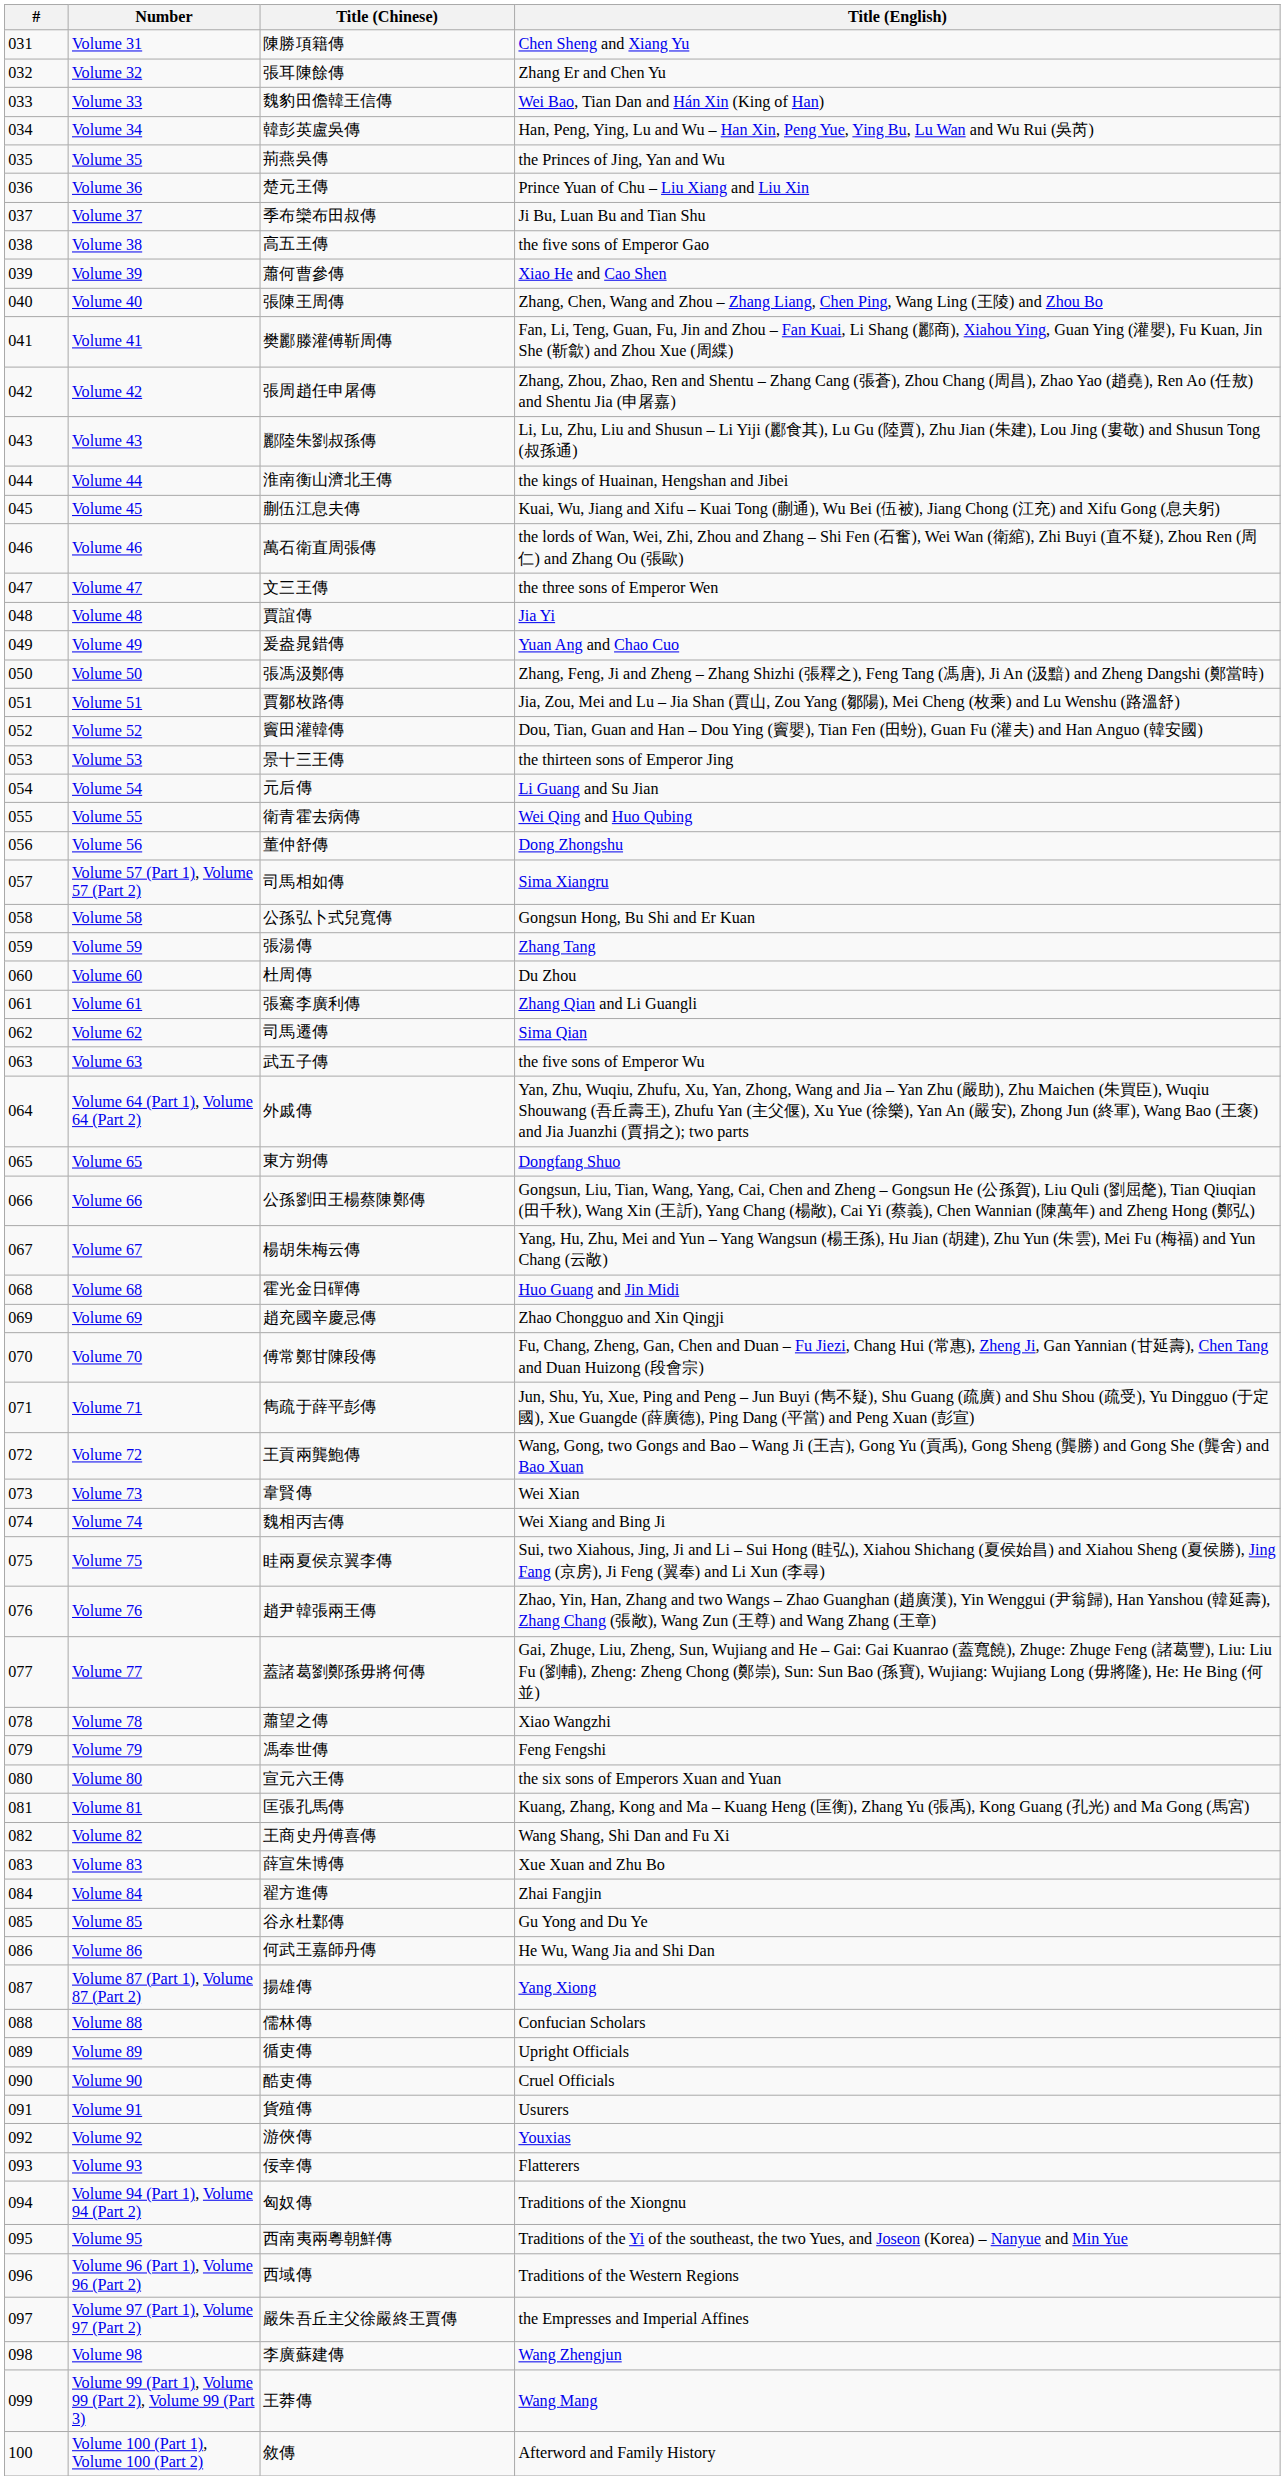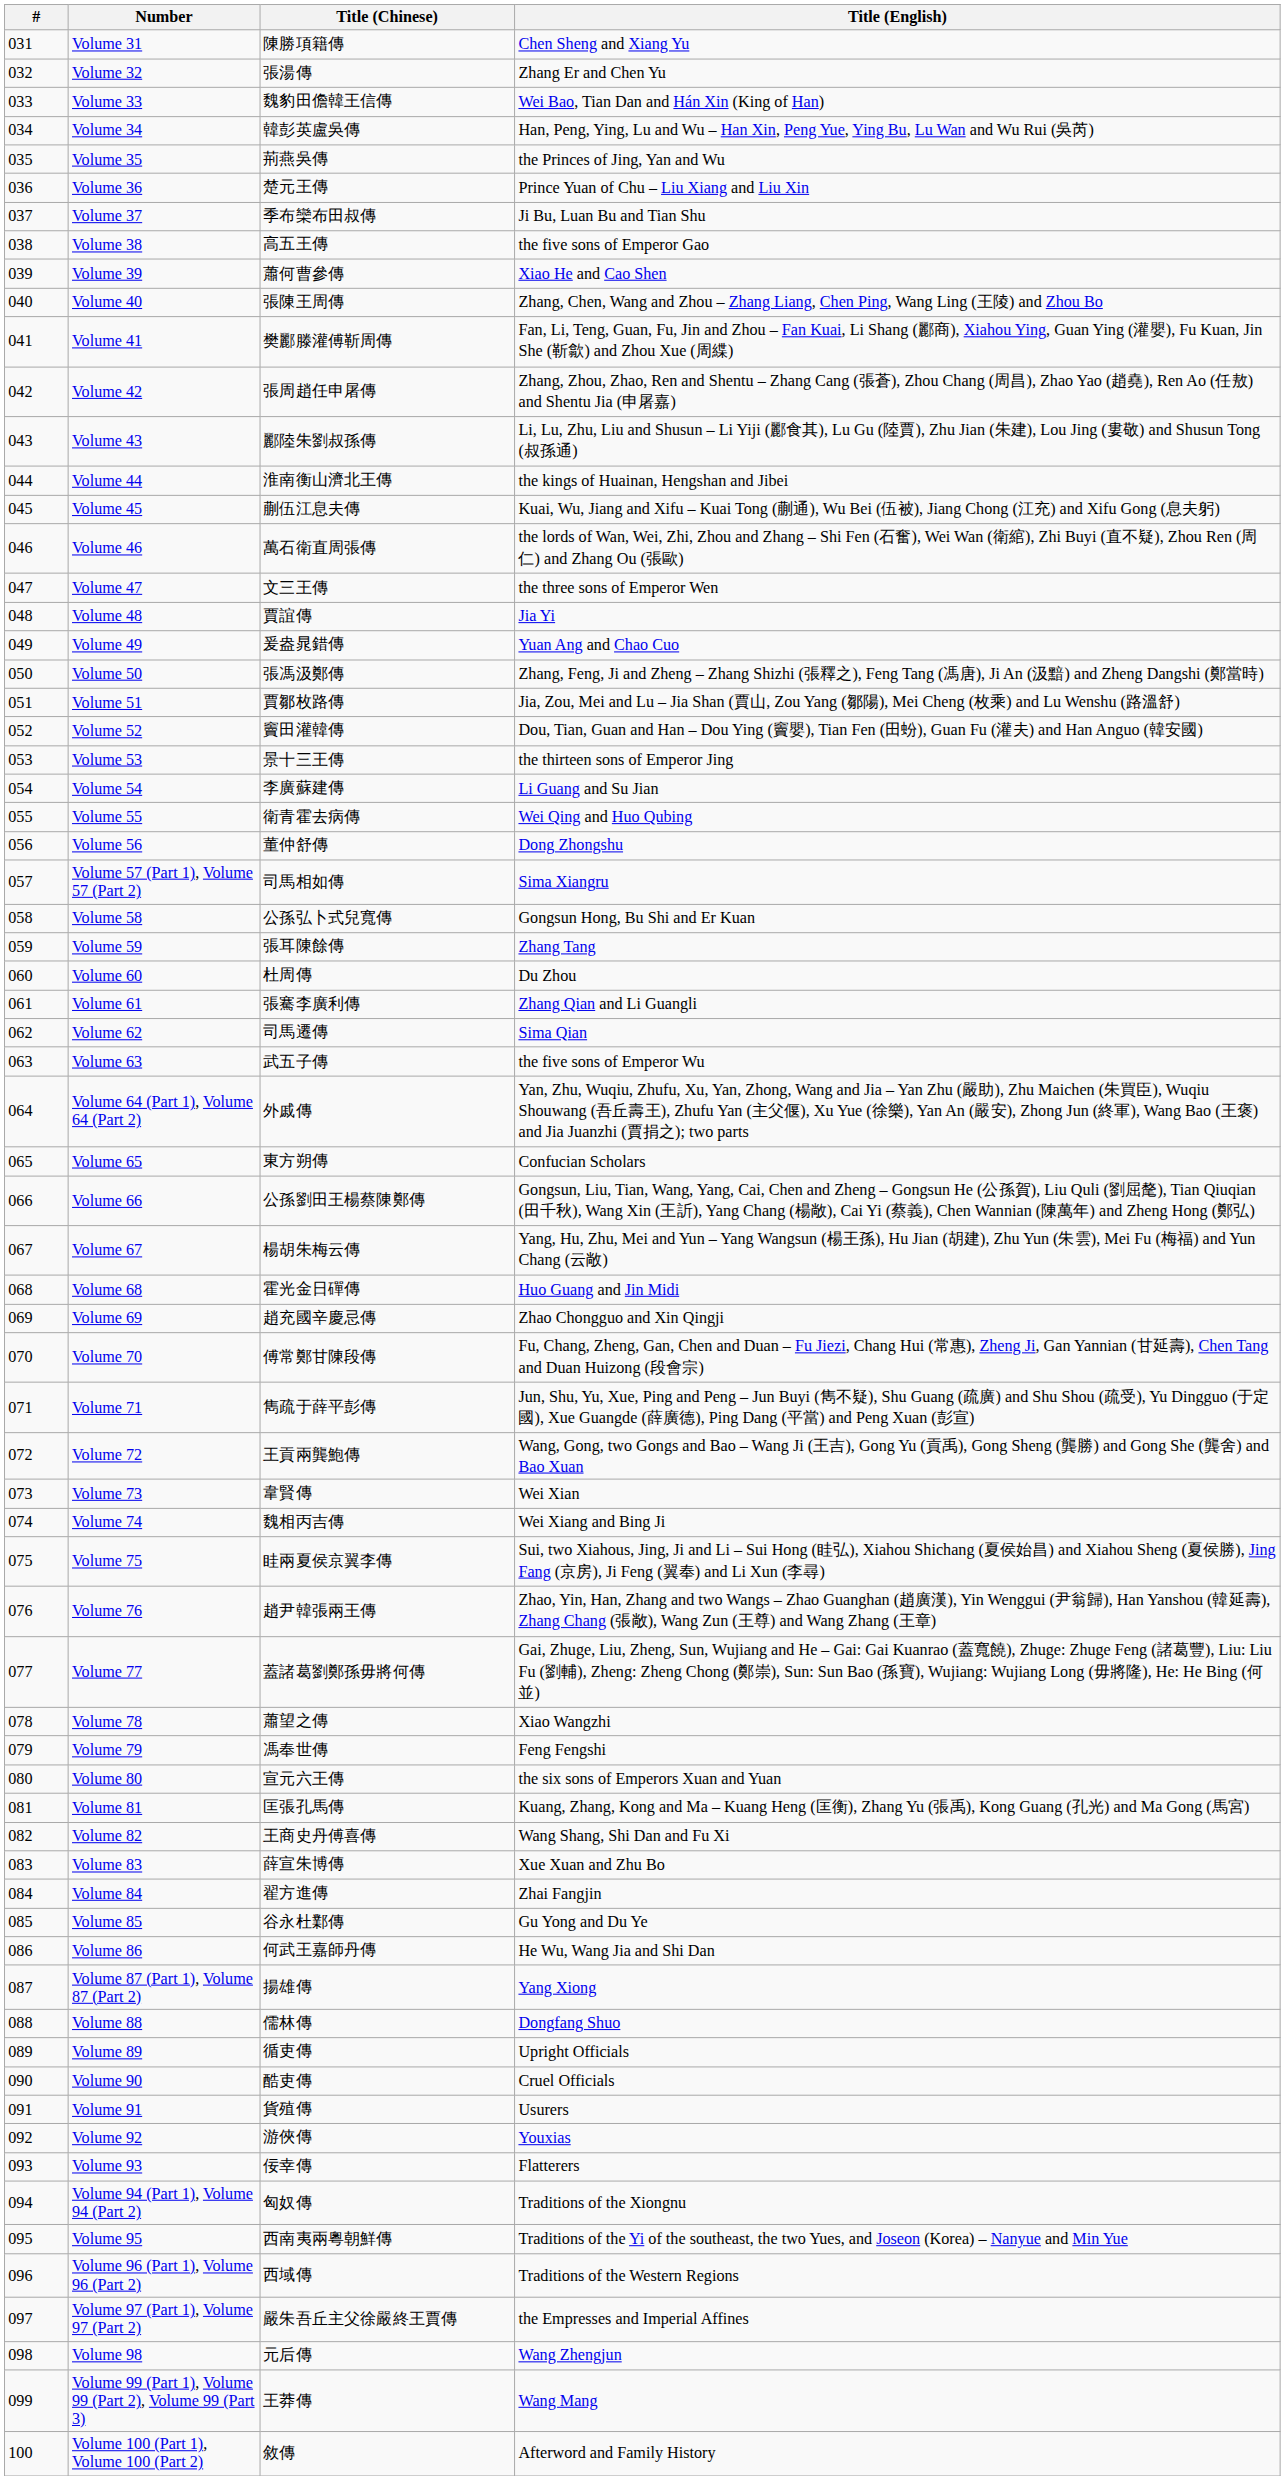(304, 72) 張耳陳餘傳 -> (288, 72) 張湯傳
(288, 787) 元后傳 -> (304, 787) 李廣蘇建傳
(288, 946) 張湯傳 -> (304, 946) 張耳陳餘傳
(569, 1161) Dongfang Shuo -> (582, 1161) Confucian Scholars
(582, 2023) Confucian Scholars -> (569, 2023) Dongfang Shuo
(304, 2354) 李廣蘇建傳 -> (288, 2354) 元后傳
